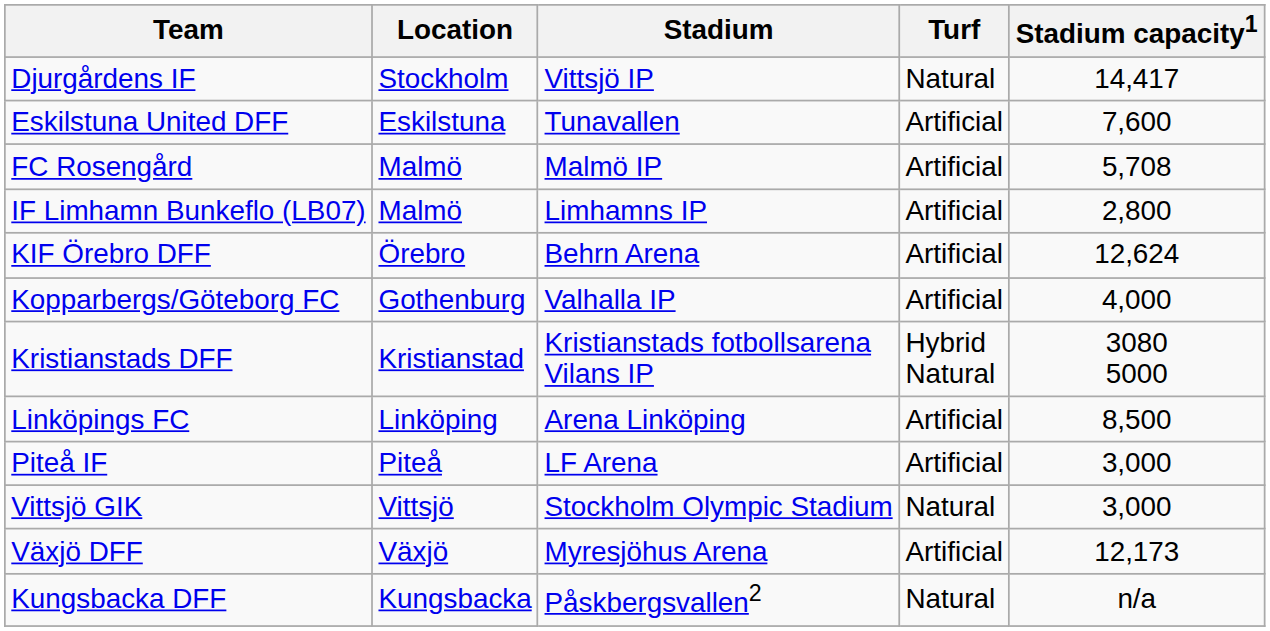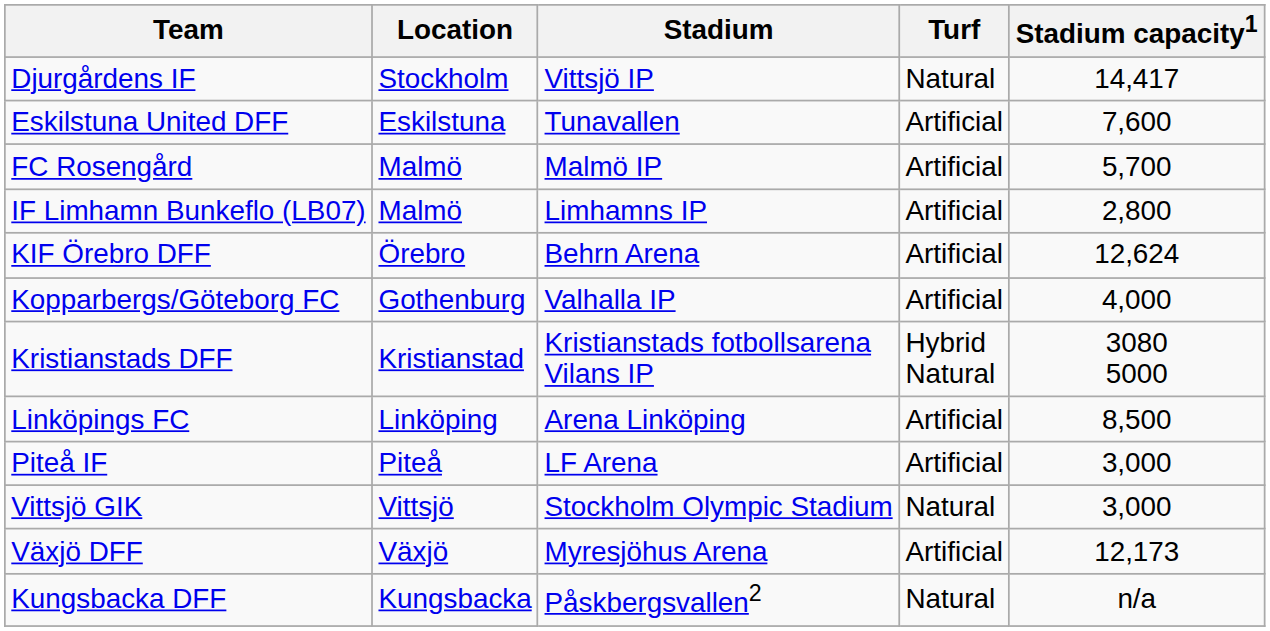(1137, 166) 5,708 -> (1137, 166) 5,700
